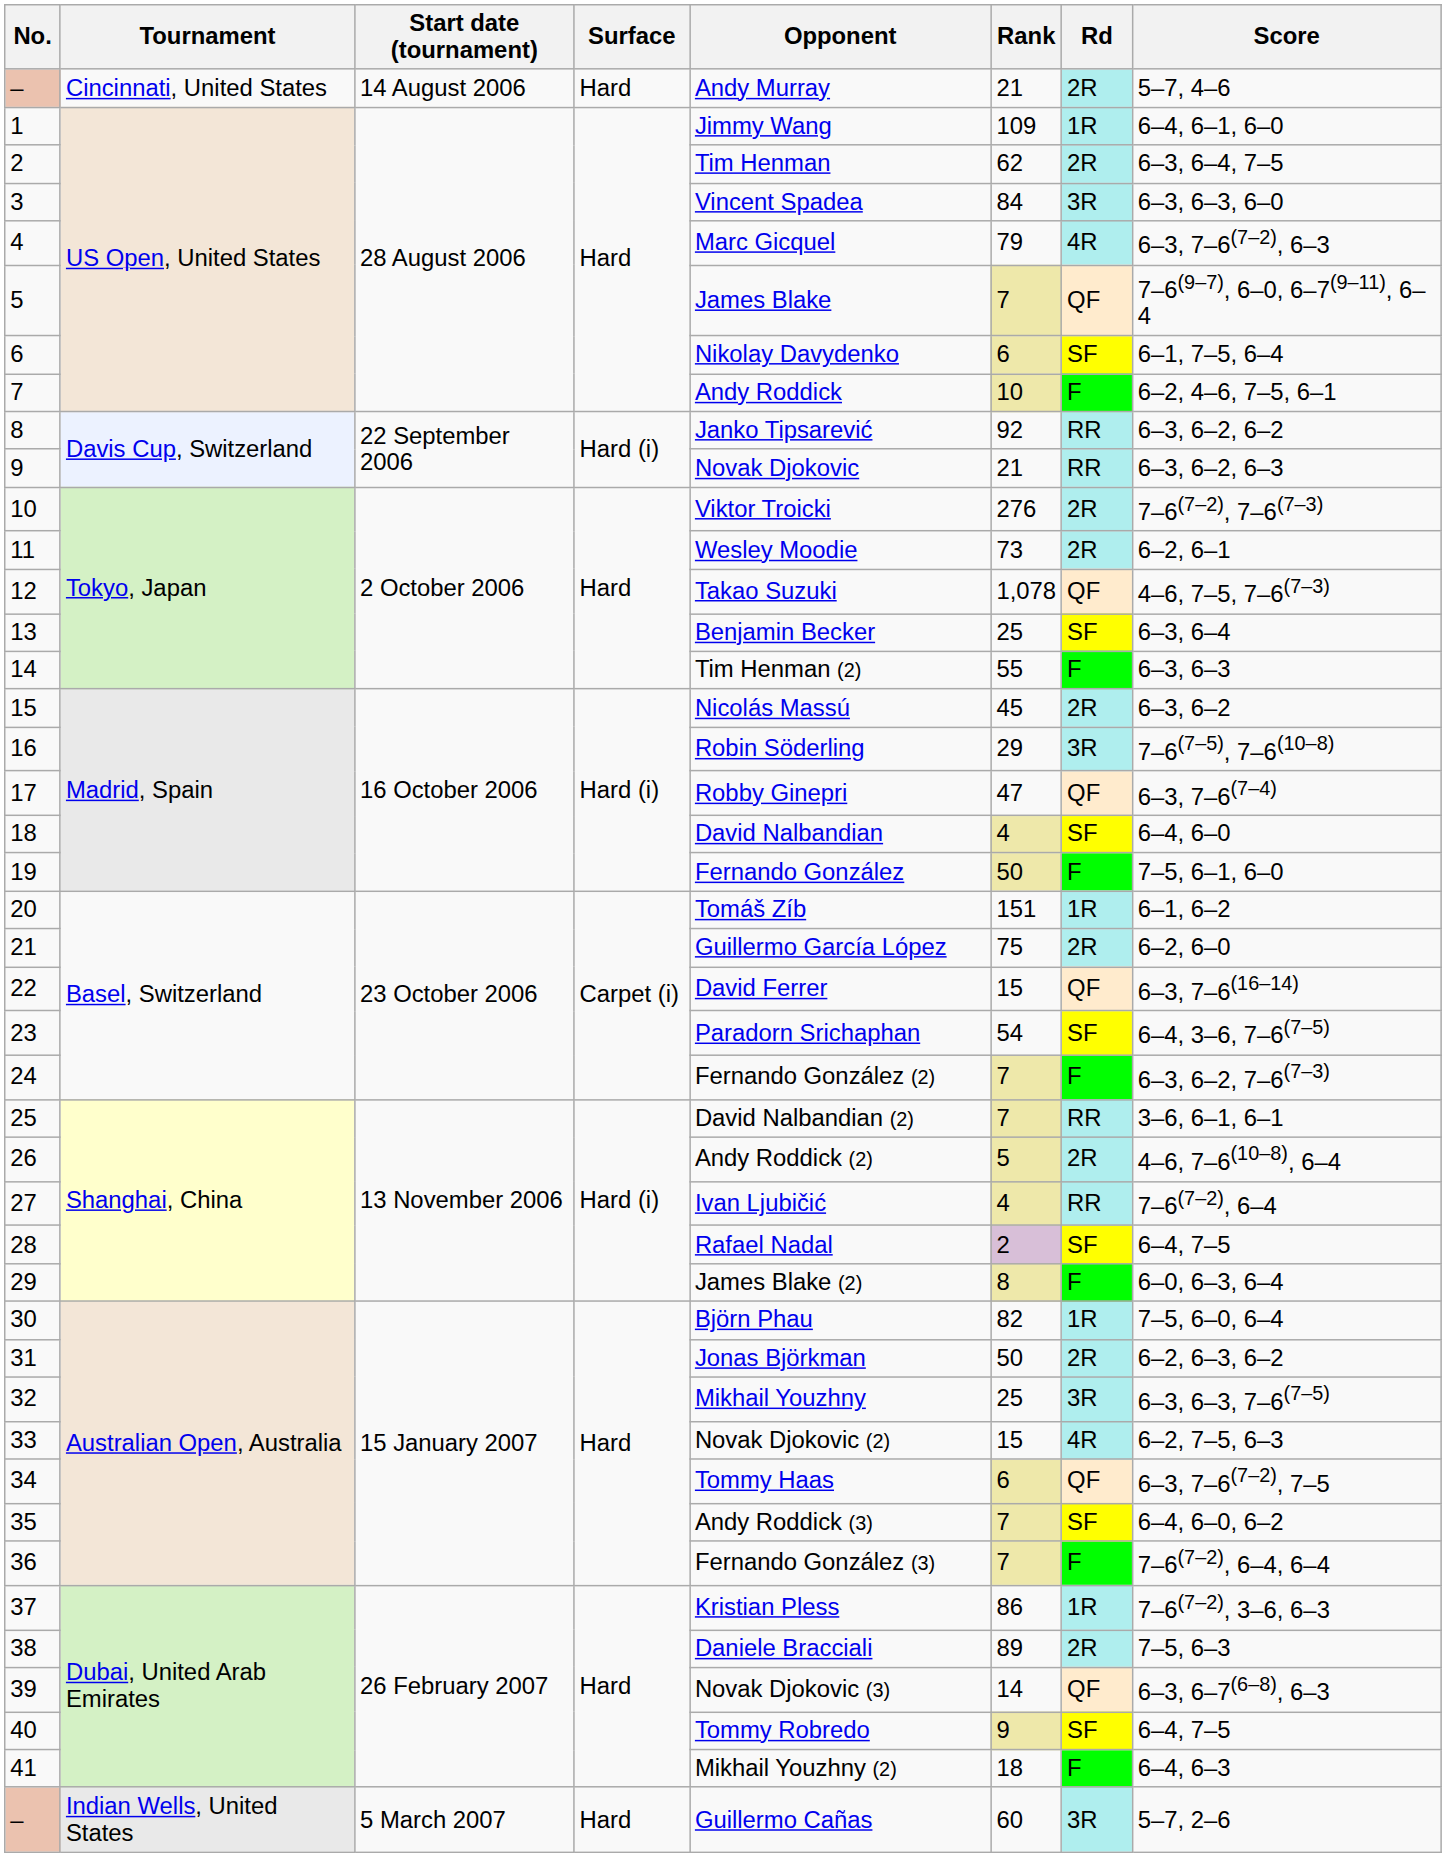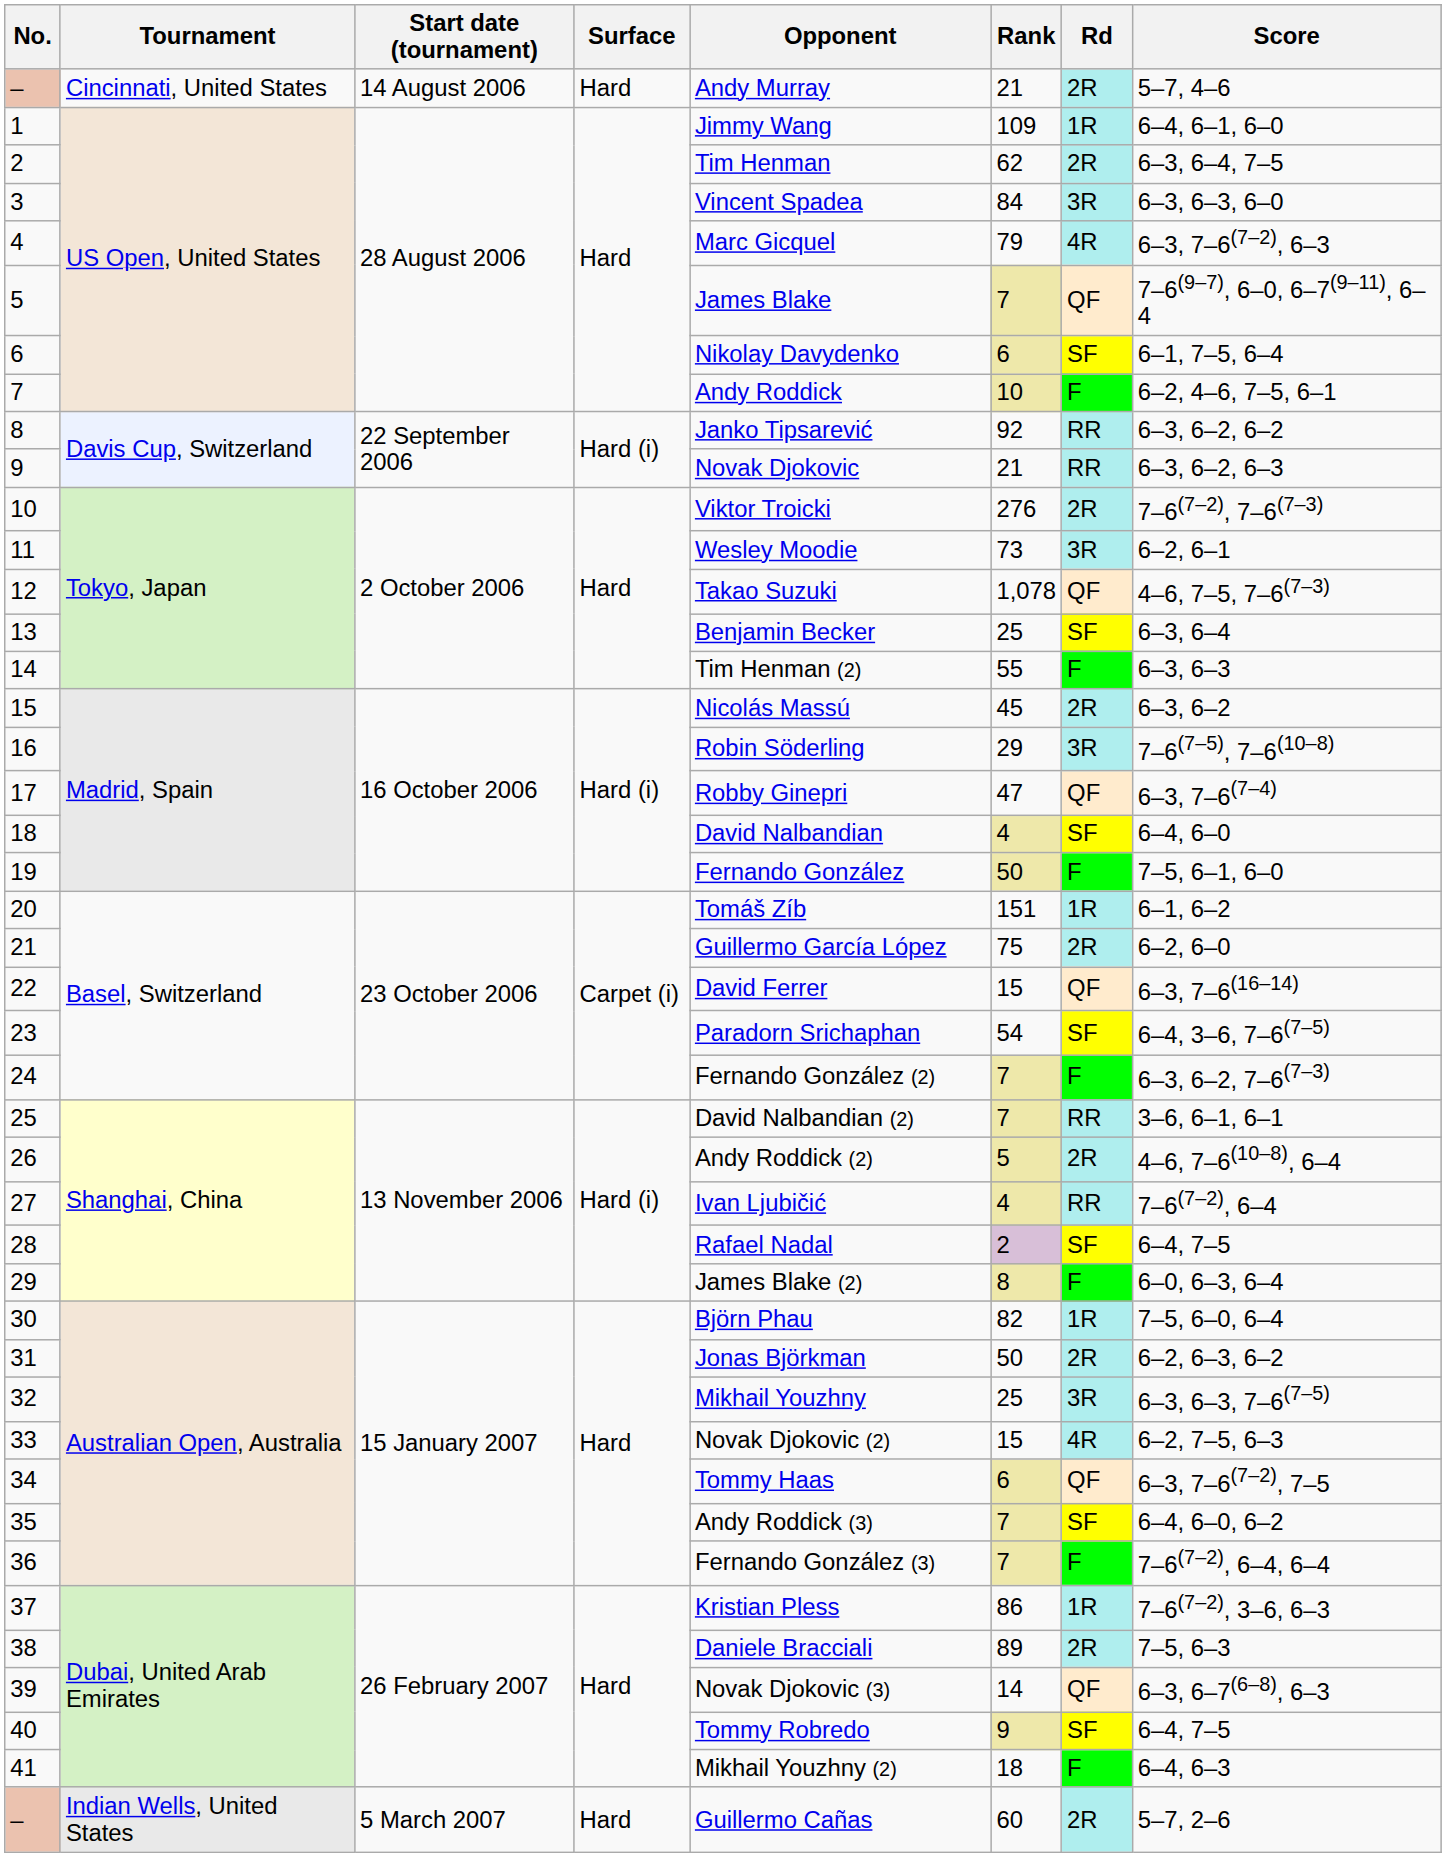(1082, 550) 2R -> (1082, 550) 3R
(1082, 1819) 3R -> (1082, 1819) 2R
